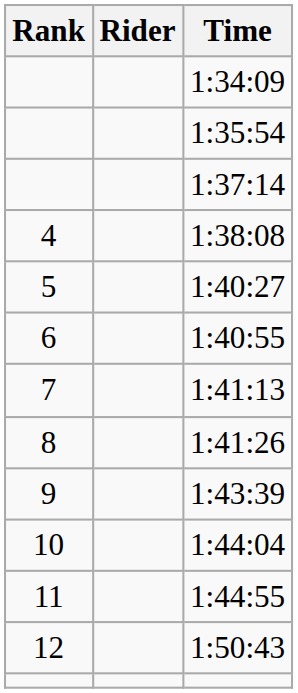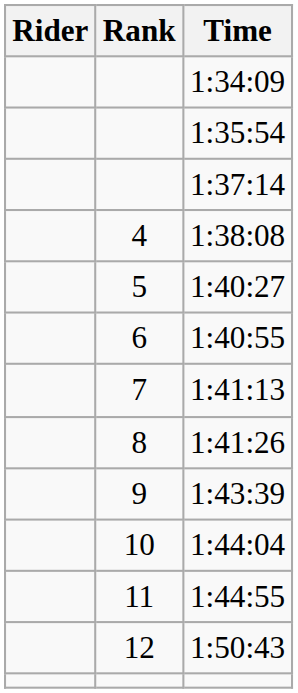columns swapped: (49, 30) <-> (138, 30)
